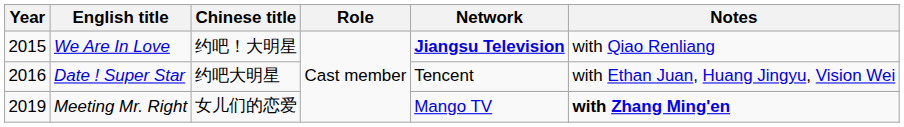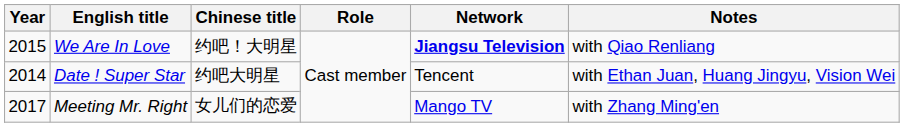(27, 76) 2016 -> (27, 76) 2014
(27, 106) 2019 -> (27, 106) 2017
(651, 106) bold -> (646, 106) normal
